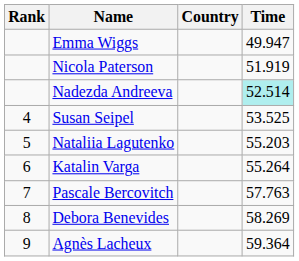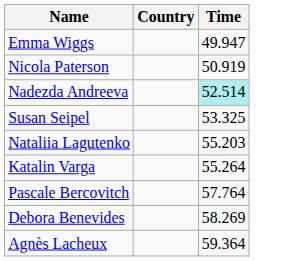- column: (27, 17)
(268, 67) 51.919 -> (224, 67) 50.919
(268, 117) 53.525 -> (224, 117) 53.325
(268, 192) 57.763 -> (224, 192) 57.764
